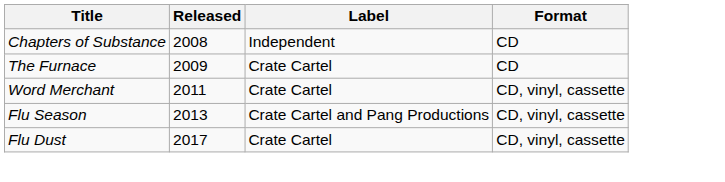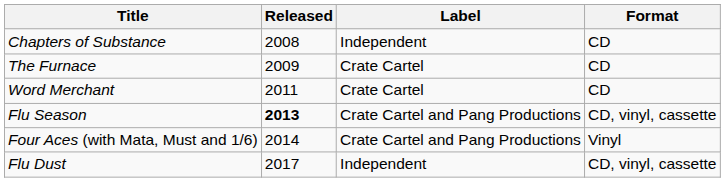(561, 90) CD, vinyl, cassette -> (599, 90) CD
(190, 115) normal -> (282, 115) bold
+ row: (133, 139)
(290, 139) Crate Cartel -> (383, 164) Independent
